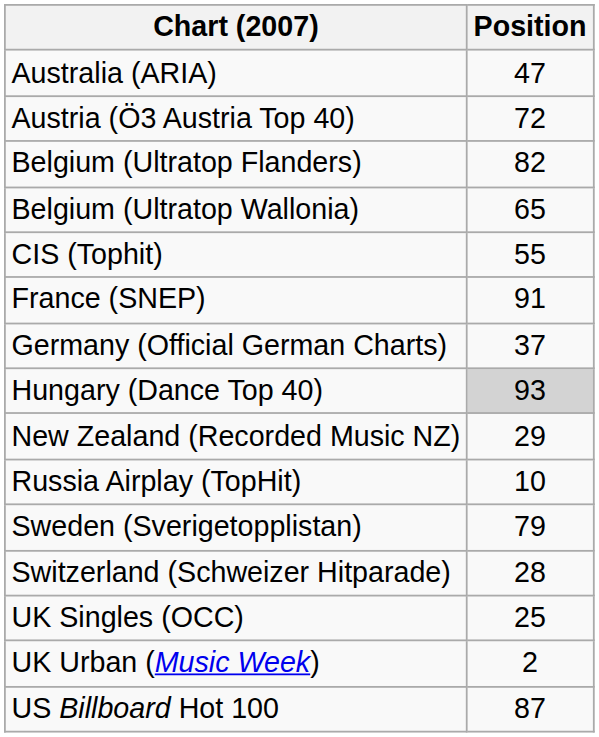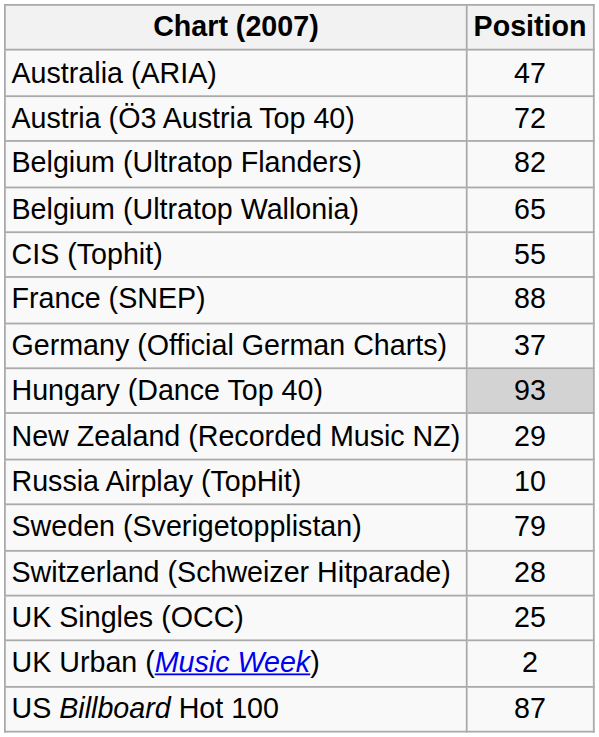(530, 299) 91 -> (530, 299) 88
